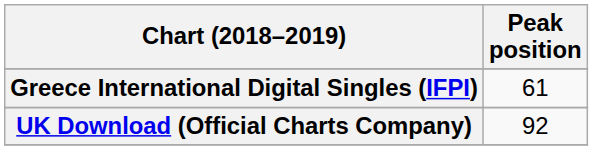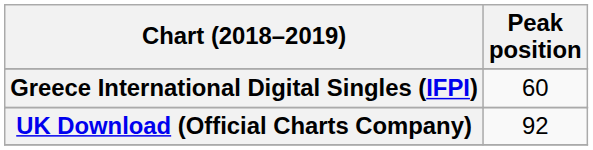(535, 88) 61 -> (535, 88) 60
